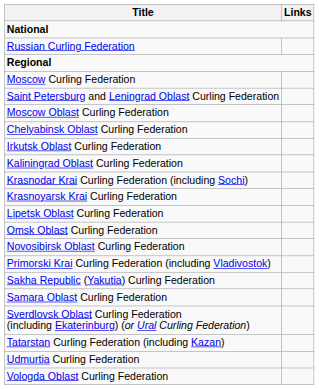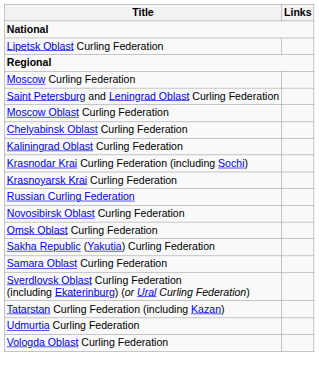rows swapped: (71, 46) <-> (85, 213)
- row: (84, 146)
rows swapped: (96, 247) <-> (82, 230)
- row: (139, 264)
